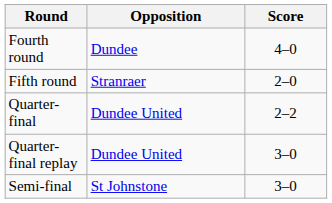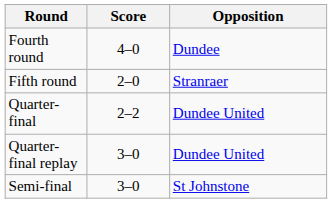columns swapped: (166, 16) <-> (286, 16)
